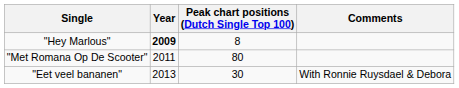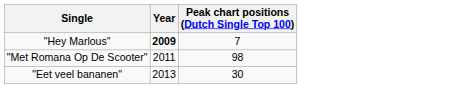- column: (375, 18)
(238, 41) 8 -> (238, 41) 7
(238, 58) 80 -> (238, 58) 98
